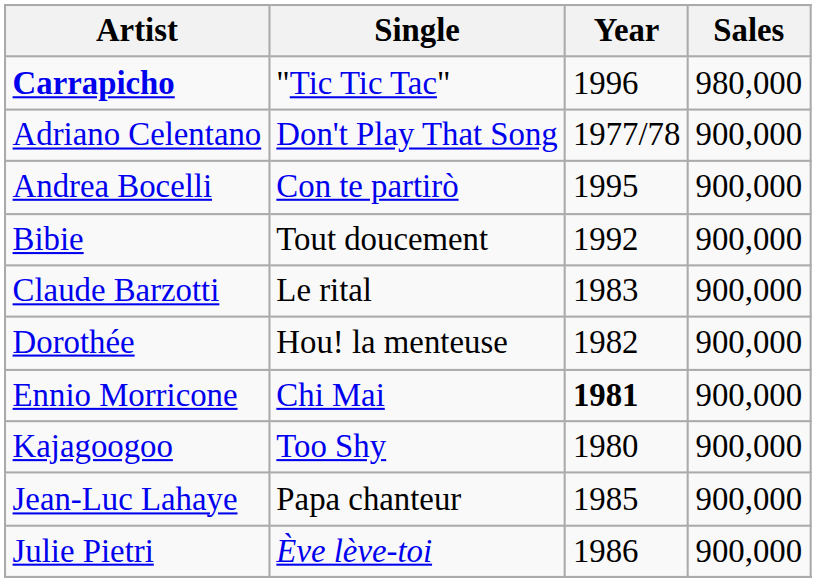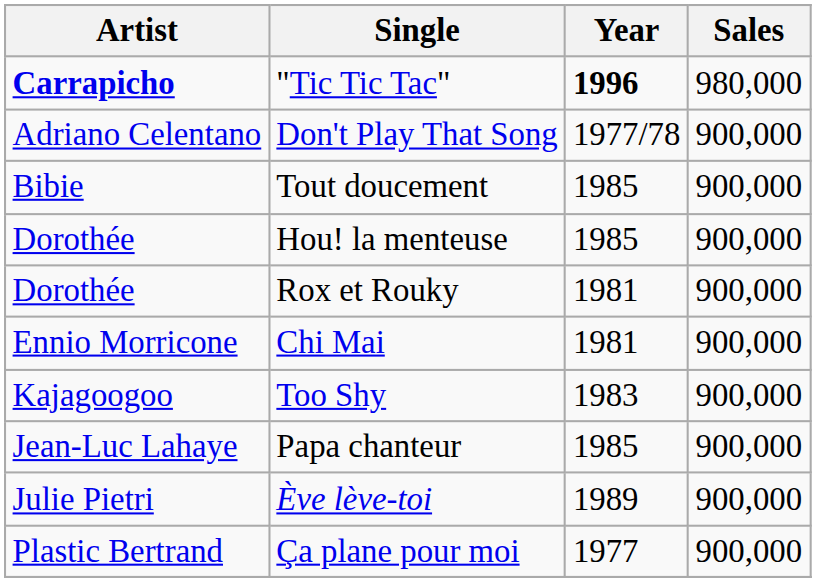(606, 82) normal -> (606, 82) bold
- row: (367, 186)
(606, 238) 1992 -> (606, 186) 1985
- row: (324, 290)
(606, 342) 1982 -> (606, 238) 1985
+ row: (367, 290)
(606, 394) bold -> (606, 342) normal
(606, 446) 1980 -> (606, 394) 1983
(606, 550) 1986 -> (606, 498) 1989
+ row: (398, 550)
